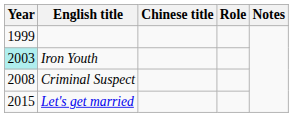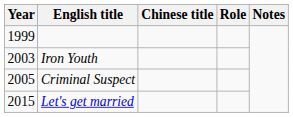(21, 58) paleturquoise background -> (21, 58) no background
(21, 79) 2008 -> (21, 79) 2005
